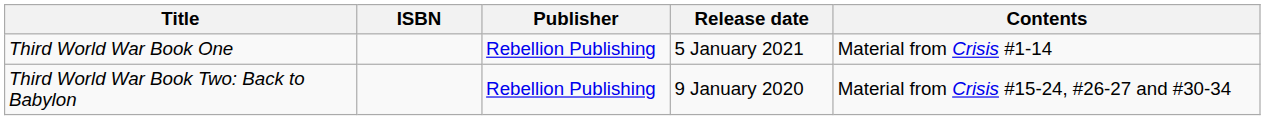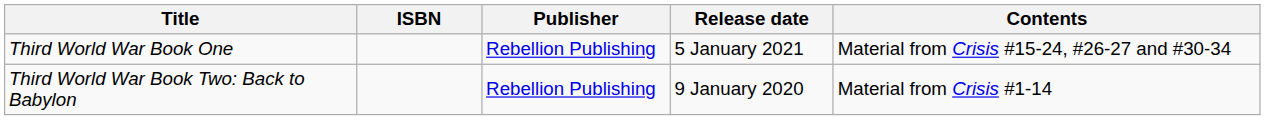(945, 49) Material from Crisis #1-14 -> (1034, 49) Material from Crisis #15-24, #26-27 and #30-34
(1034, 89) Material from Crisis #15-24, #26-27 and #30-34 -> (945, 89) Material from Crisis #1-14
